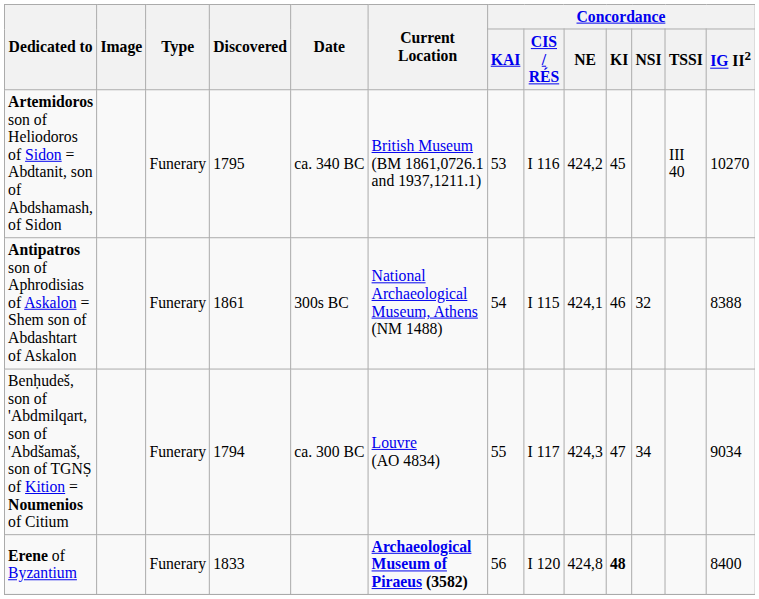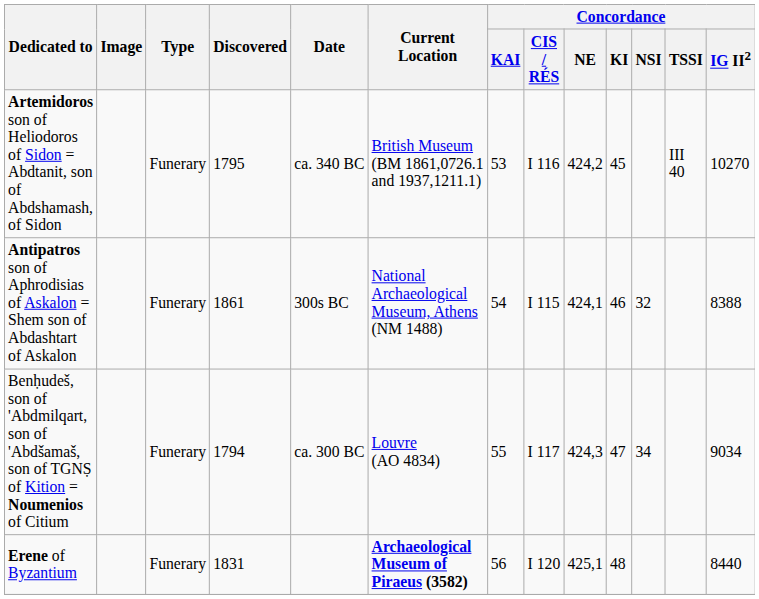(229, 564) 1833 -> (229, 564) 1831
(585, 564) 424,8 -> (585, 564) 425,1
(618, 564) bold -> (618, 564) normal
(726, 564) 8400 -> (726, 564) 8440
